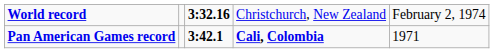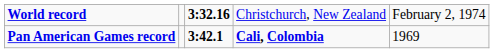(406, 36) 1971 -> (406, 36) 1969
